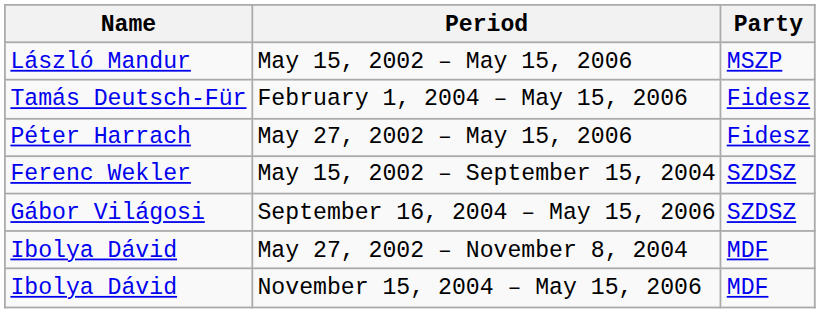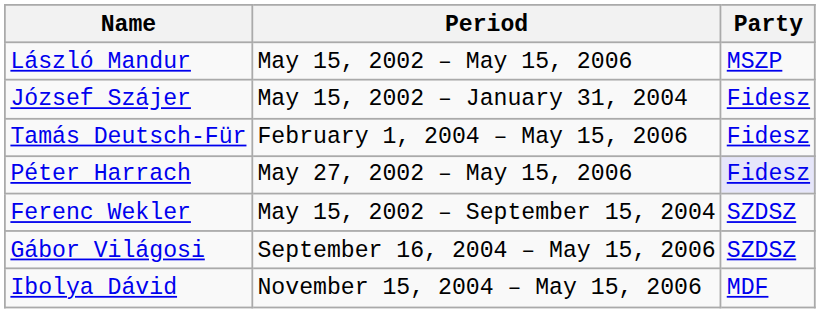+ row: (473, 99)
(768, 137) no background -> (768, 175) lavender background
- row: (473, 250)
